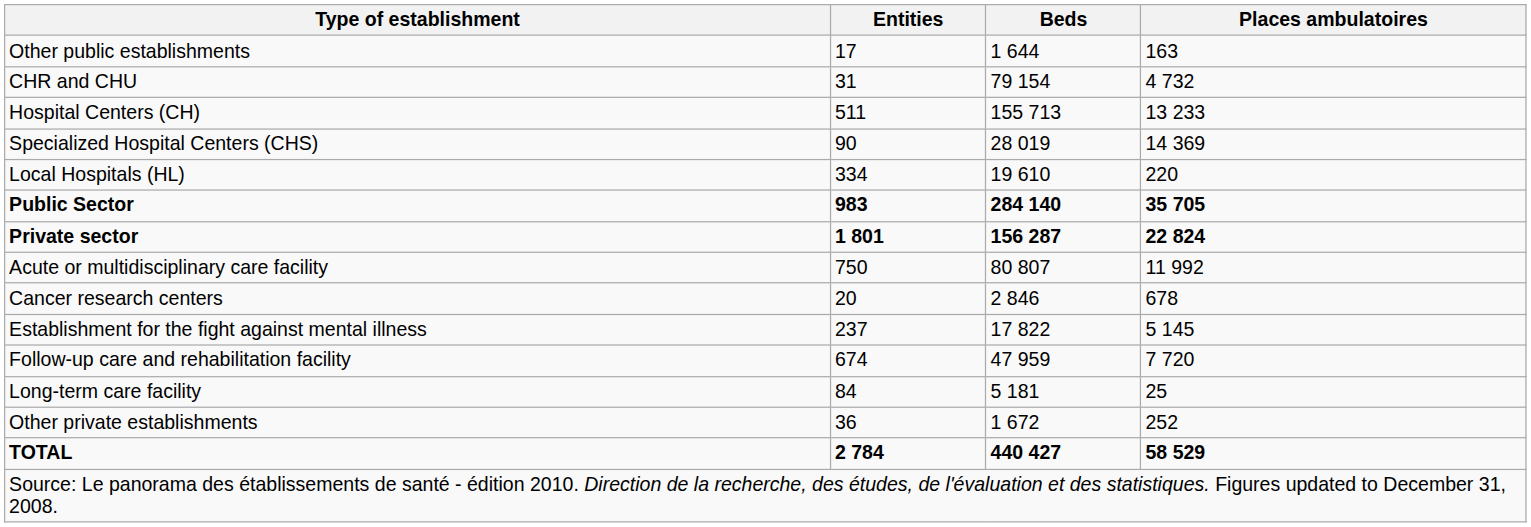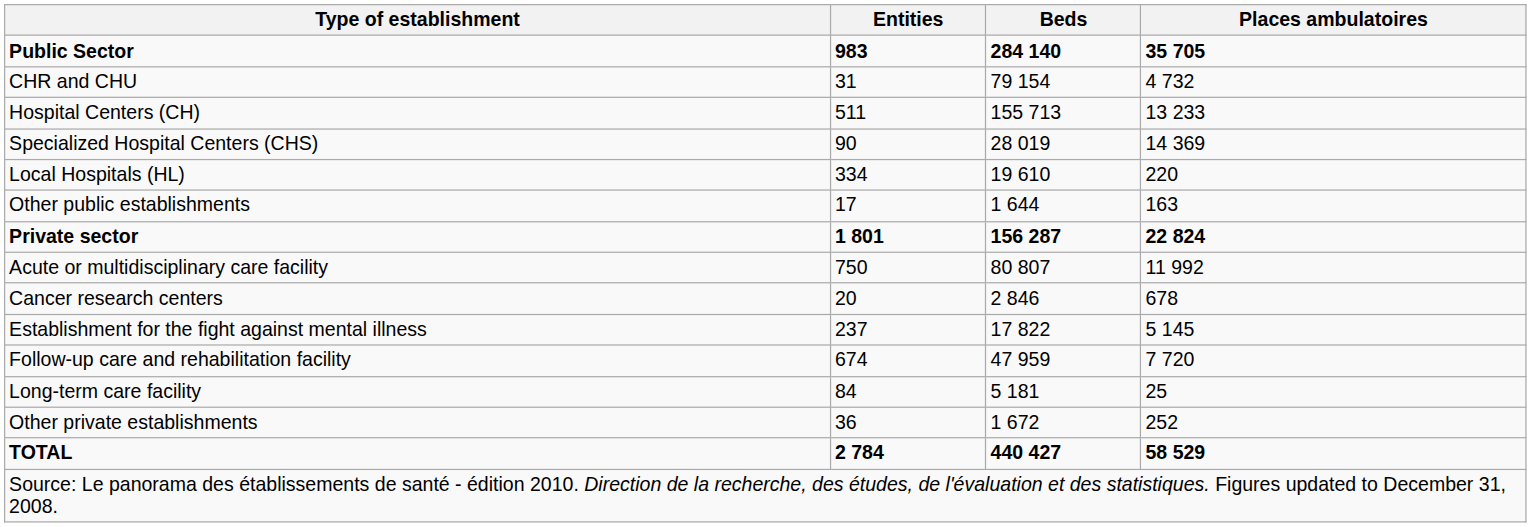rows swapped: (71, 205) <-> (130, 50)
